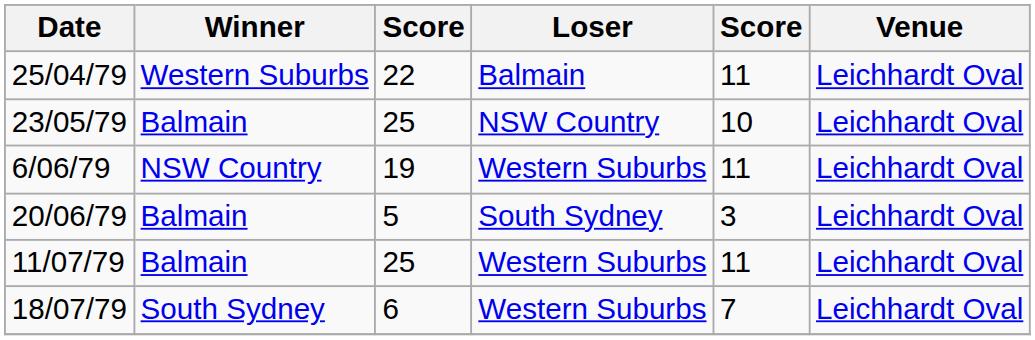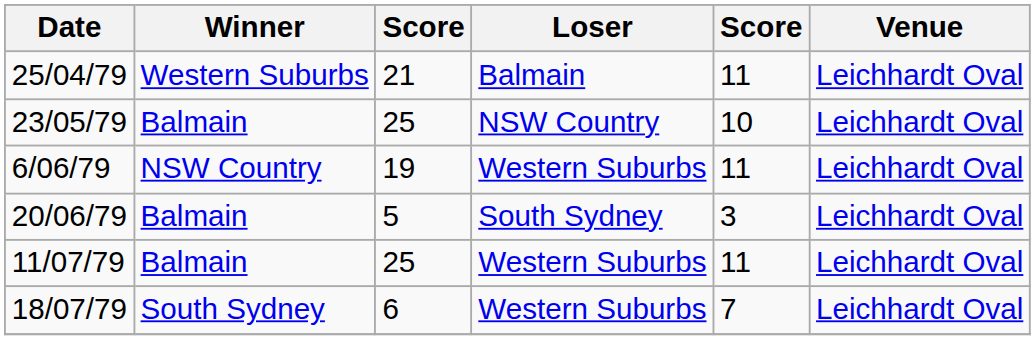(399, 74) 22 -> (399, 74) 21
